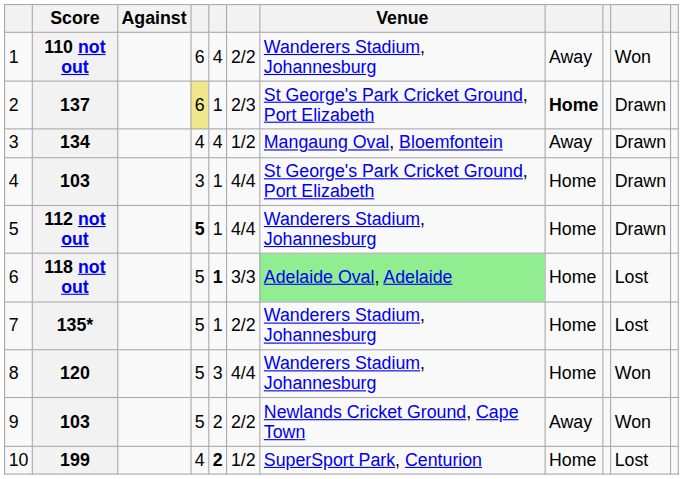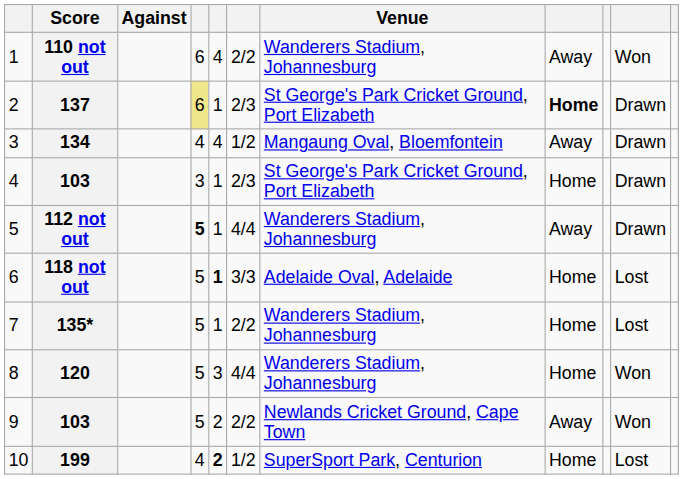(243, 181) 4/4 -> (243, 181) 2/3
(573, 229) Home -> (571, 229) Away
(358, 277) lightgreen background -> (358, 277) no background
